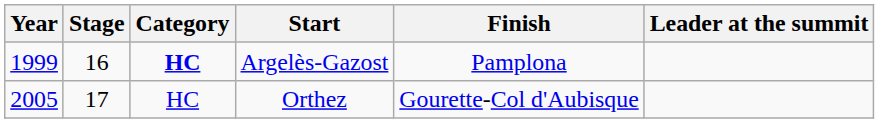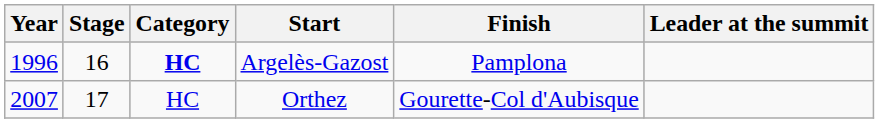(34, 61) 1999 -> (34, 61) 1996
(34, 99) 2005 -> (34, 99) 2007
